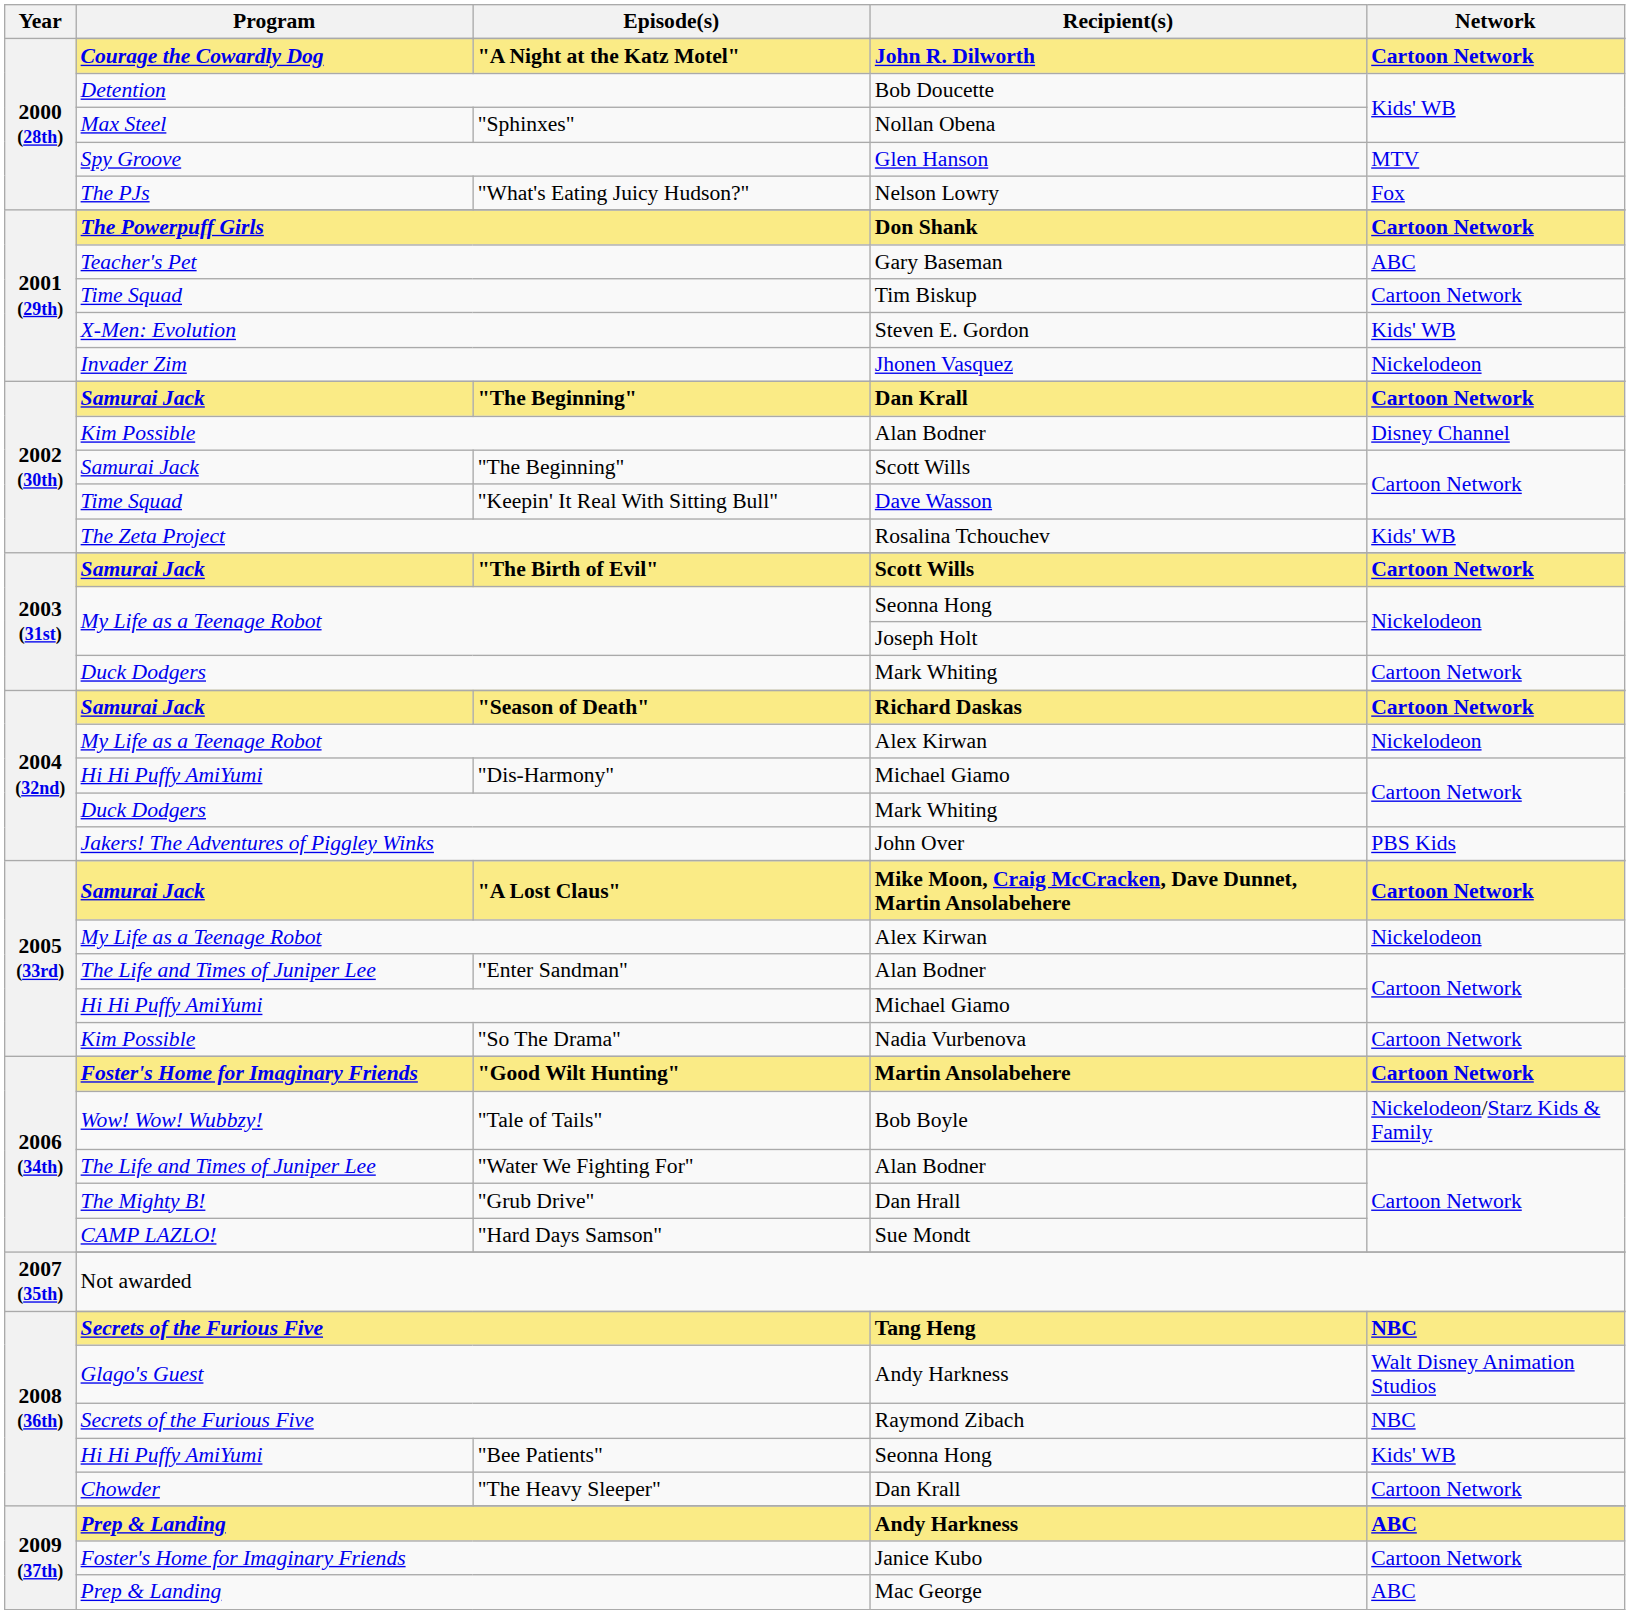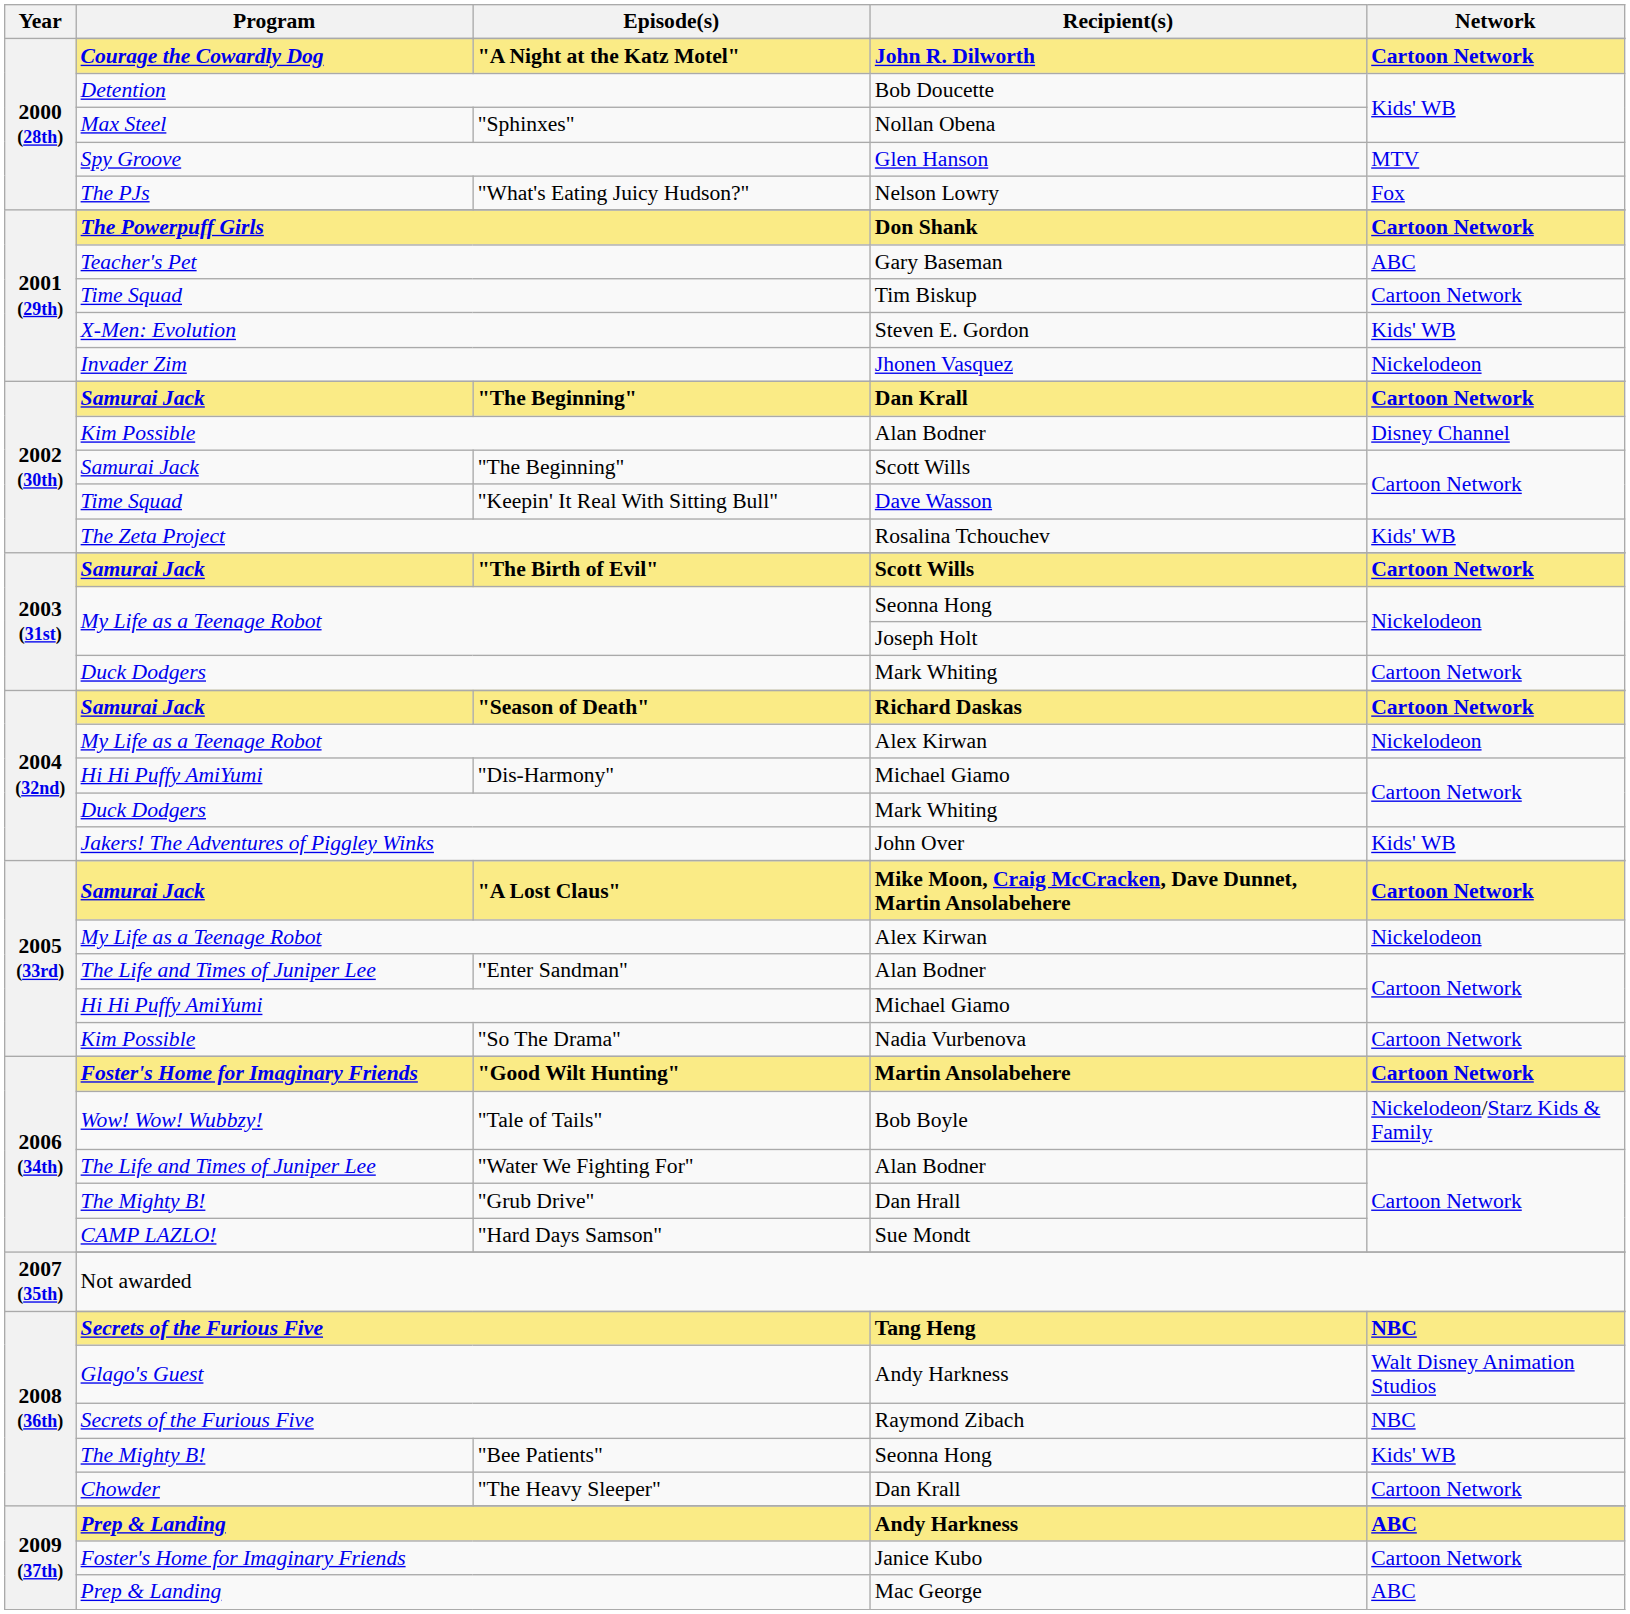(1414, 843) PBS Kids -> (1413, 843) Kids' WB
(172, 1454) Hi Hi Puffy AmiYumi -> (143, 1454) The Mighty B!
